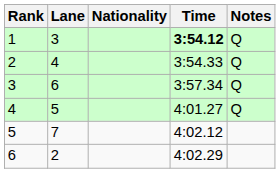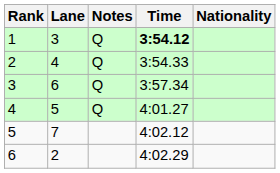columns swapped: (129, 16) <-> (251, 16)
